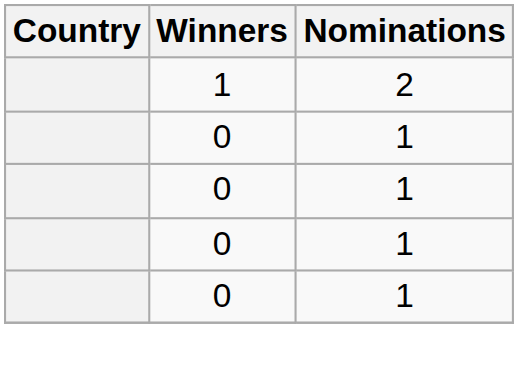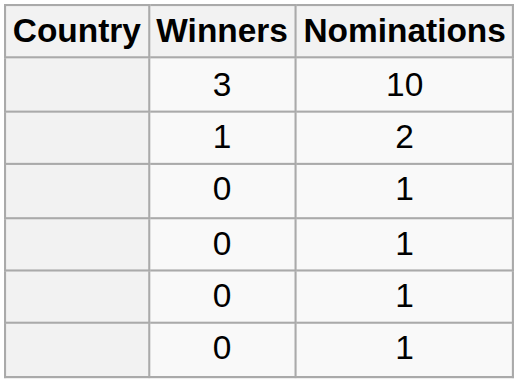+ row: (222, 84)
